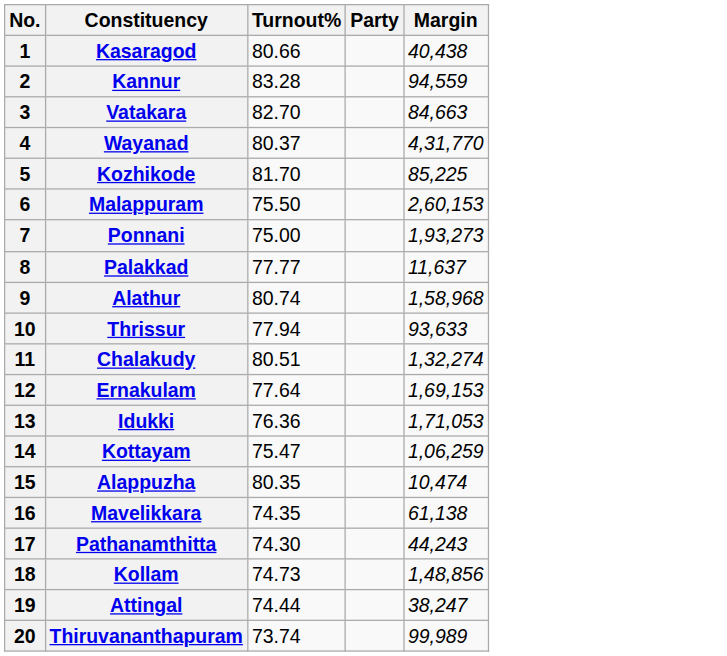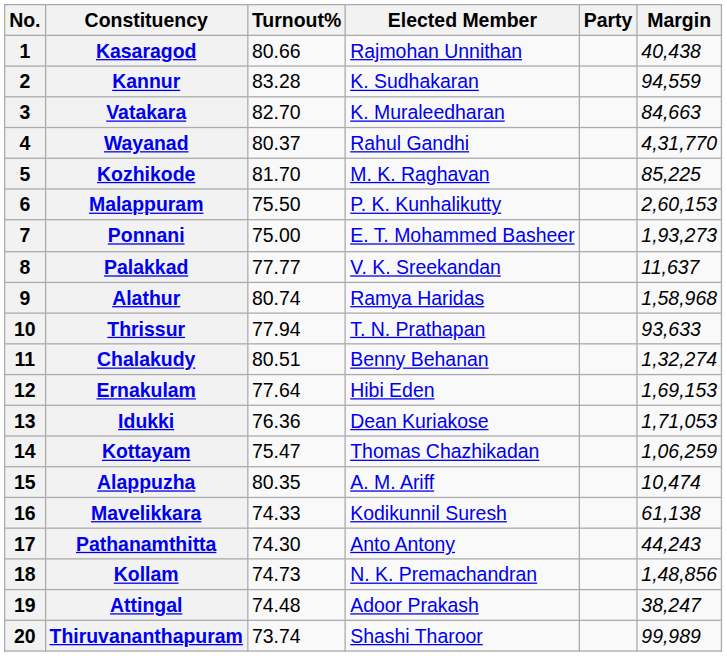+ column: (462, 20)
(276, 513) 74.35 -> (276, 513) 74.33
(276, 605) 74.44 -> (276, 605) 74.48
